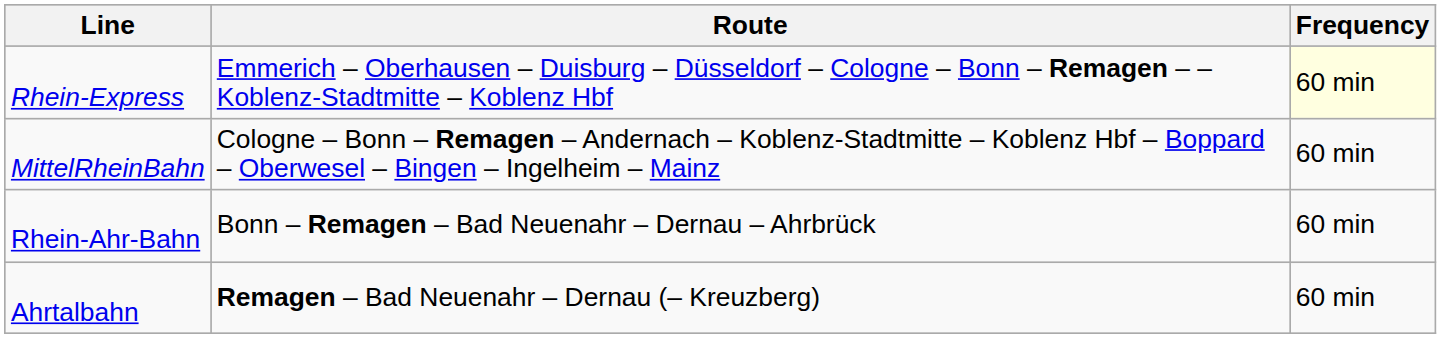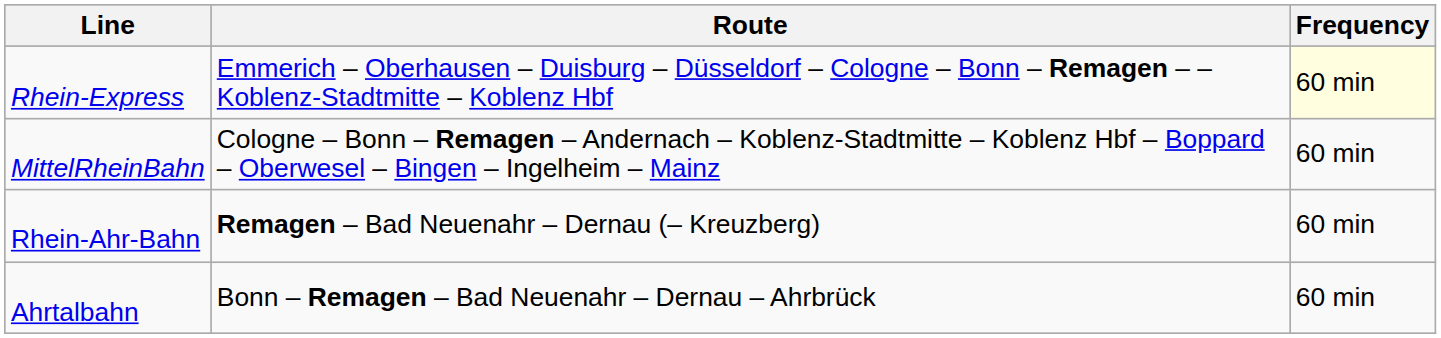(546, 225) Bonn – Remagen – Bad Neuenahr – Dernau – Ahrbrück -> (518, 225) Remagen – Bad Neuenahr – Dernau (– Kreuzberg)
(518, 296) Remagen – Bad Neuenahr – Dernau (– Kreuzberg) -> (546, 296) Bonn – Remagen – Bad Neuenahr – Dernau – Ahrbrück
